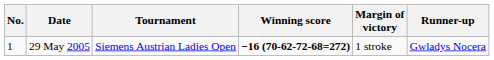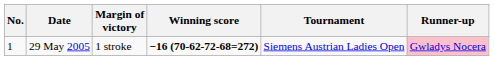columns swapped: (166, 20) <-> (380, 20)
(448, 46) no background -> (448, 46) pink background
